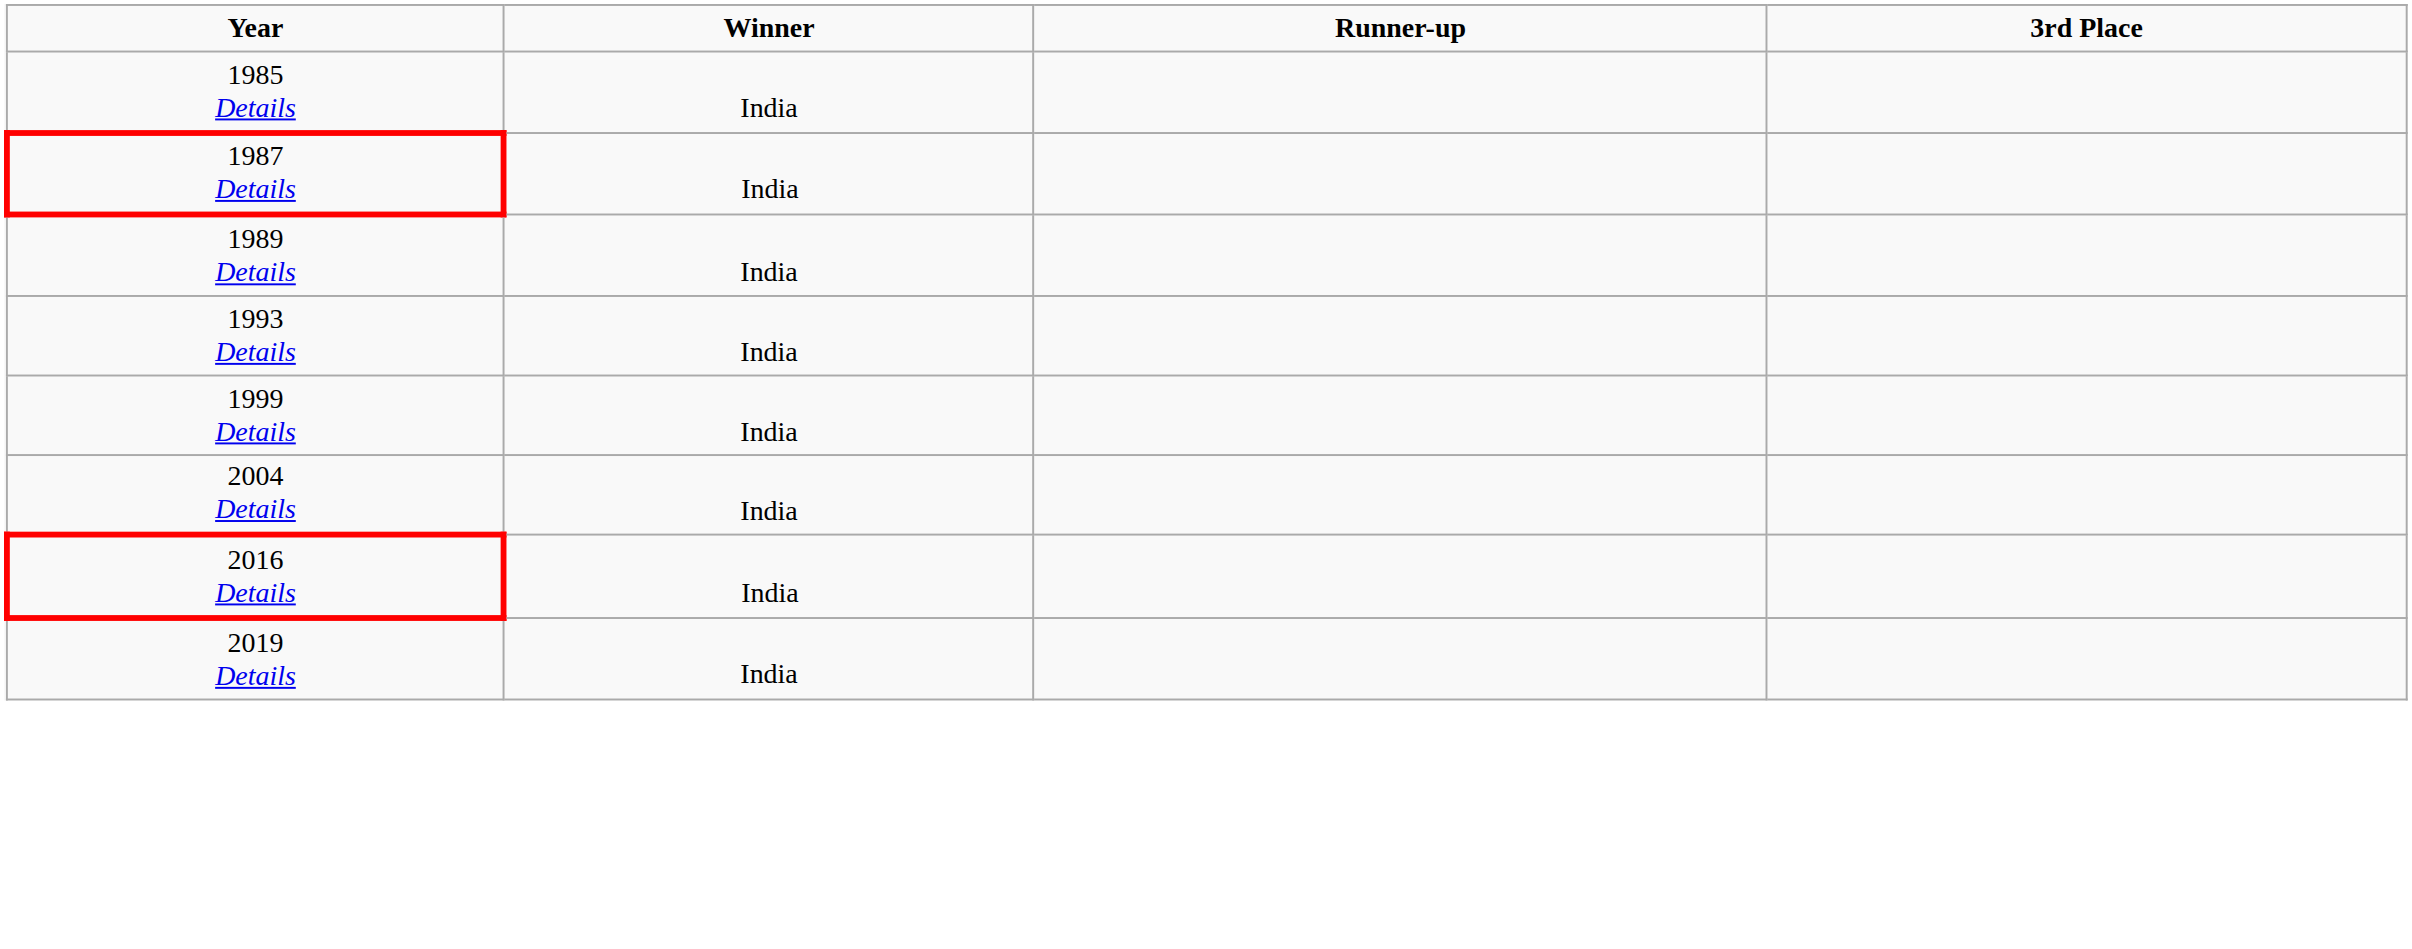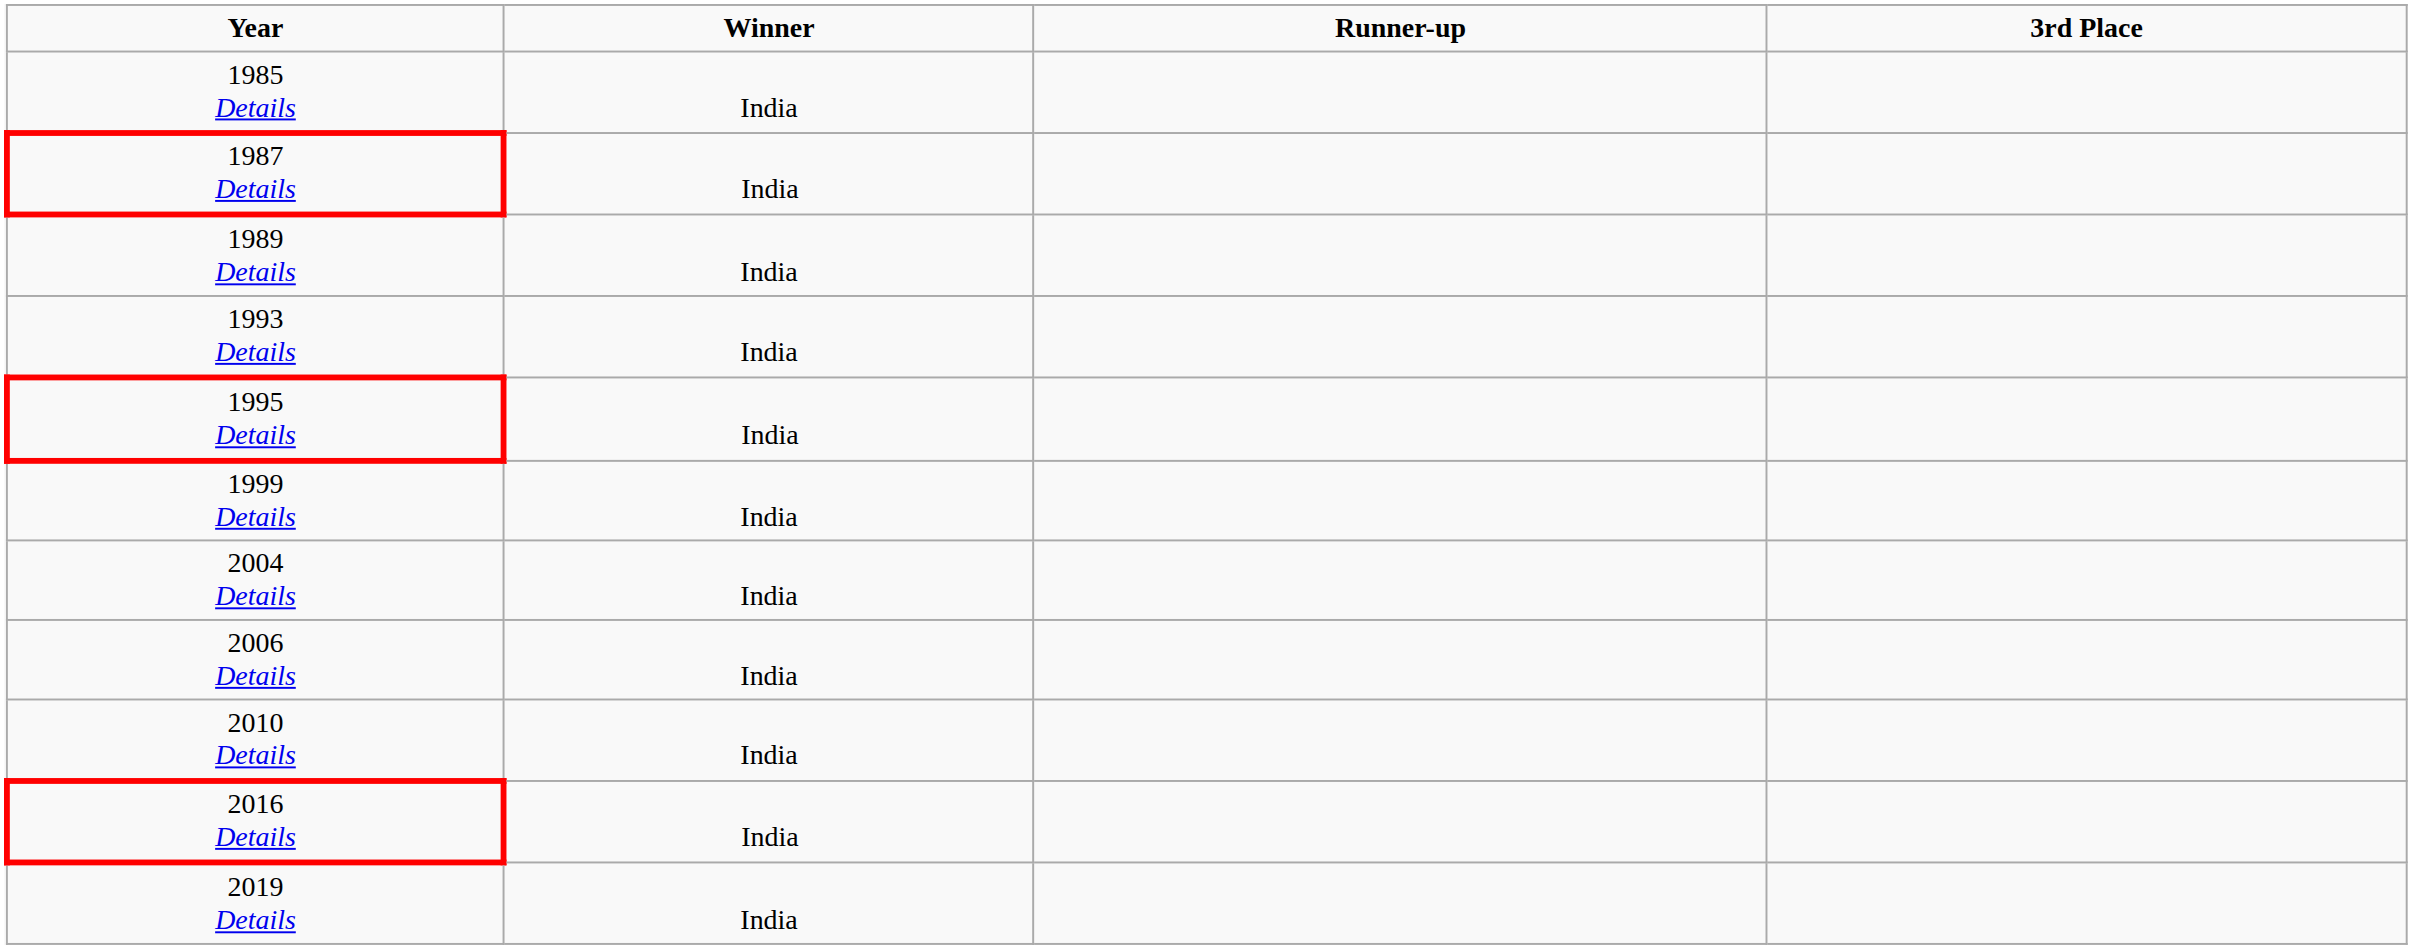+ row: (255, 418)
+ row: (255, 659)
+ row: (255, 738)
